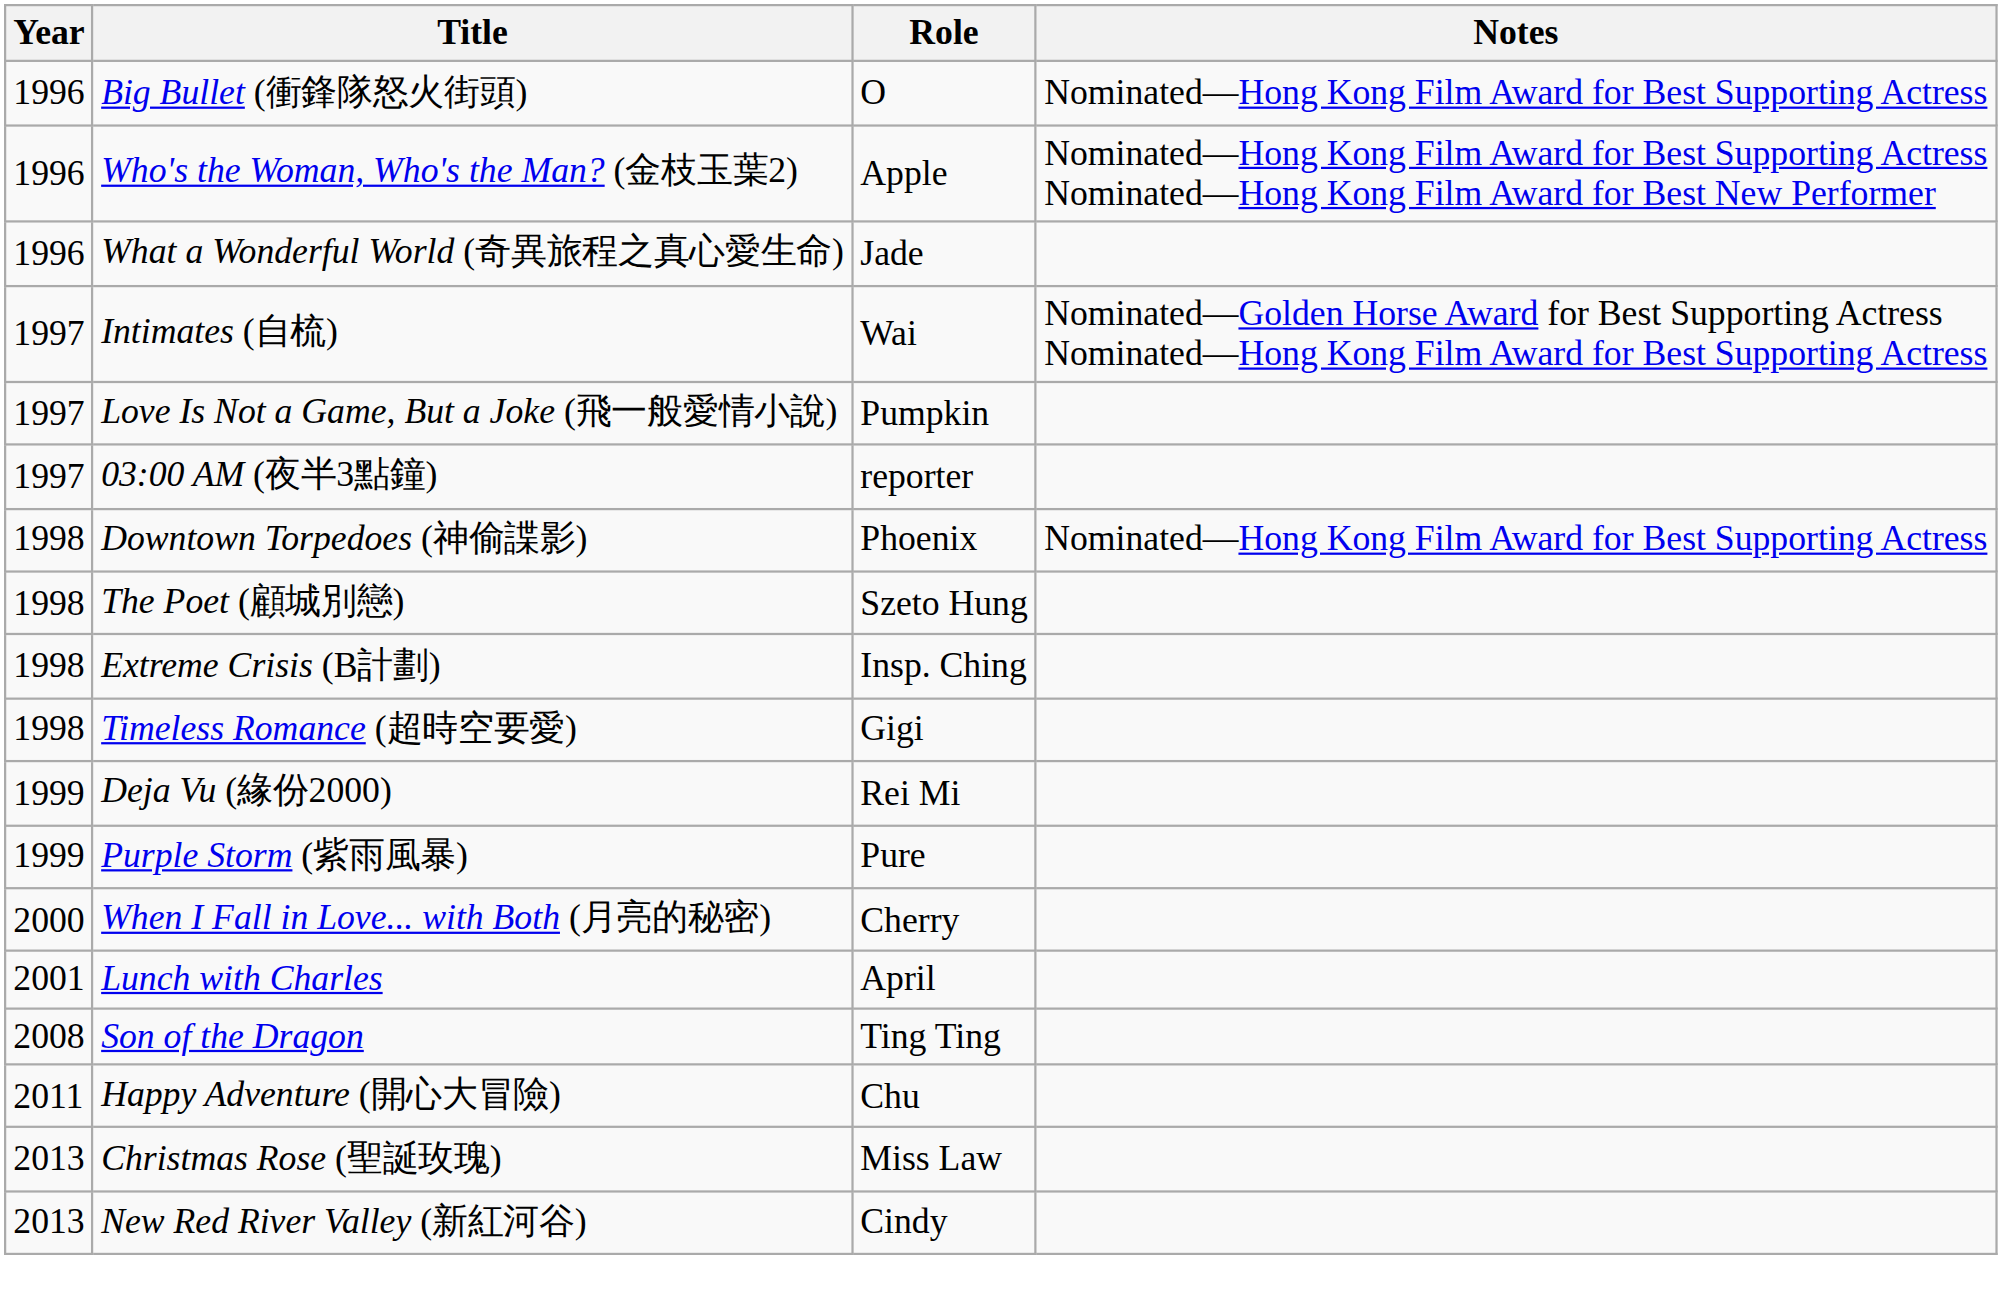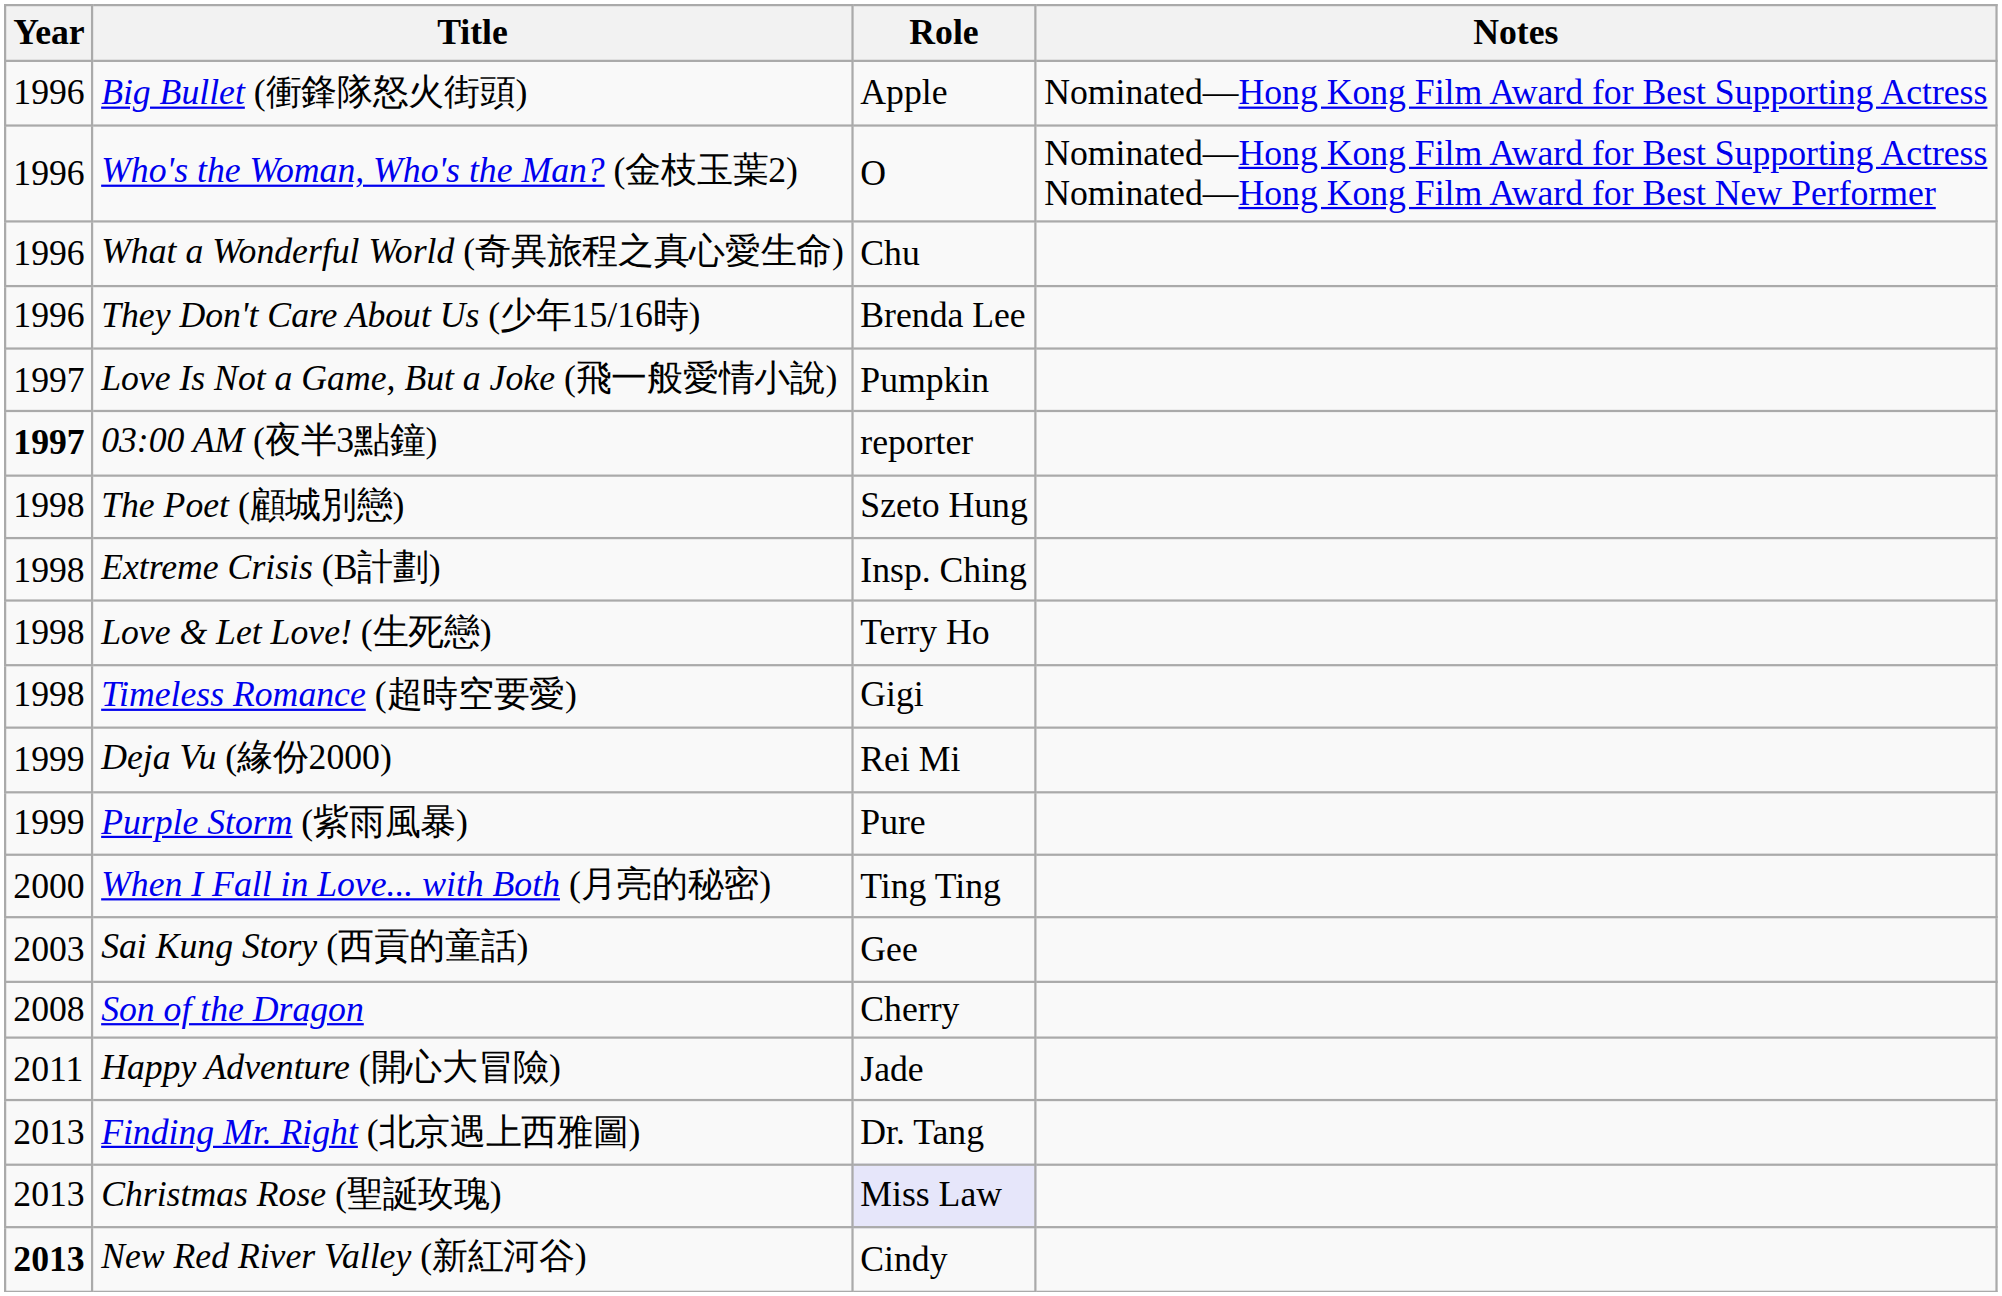(873, 92) O -> (904, 92) Apple
(904, 172) Apple -> (873, 172) O
(892, 252) Jade -> (890, 252) Chu
+ row: (401, 314)
- row: (220, 331)
(49, 476) normal -> (49, 442) bold
- row: (344, 538)
+ row: (296, 631)
(910, 918) Cherry -> (931, 885) Ting Ting
- row: (242, 978)
+ row: (315, 947)
(931, 1035) Ting Ting -> (910, 1008) Cherry
(890, 1095) Chu -> (892, 1068) Jade
+ row: (371, 1130)
(931, 1158) no background -> (931, 1195) lavender background
(49, 1221) normal -> (49, 1258) bold
